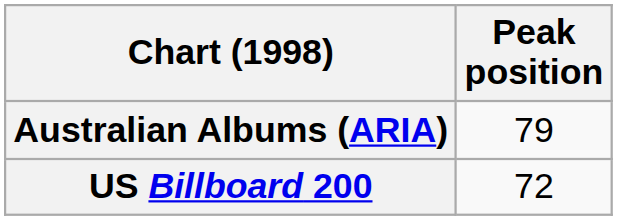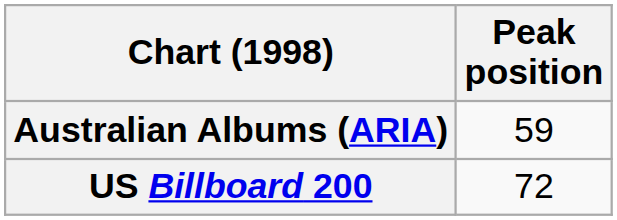(534, 129) 79 -> (534, 129) 59
